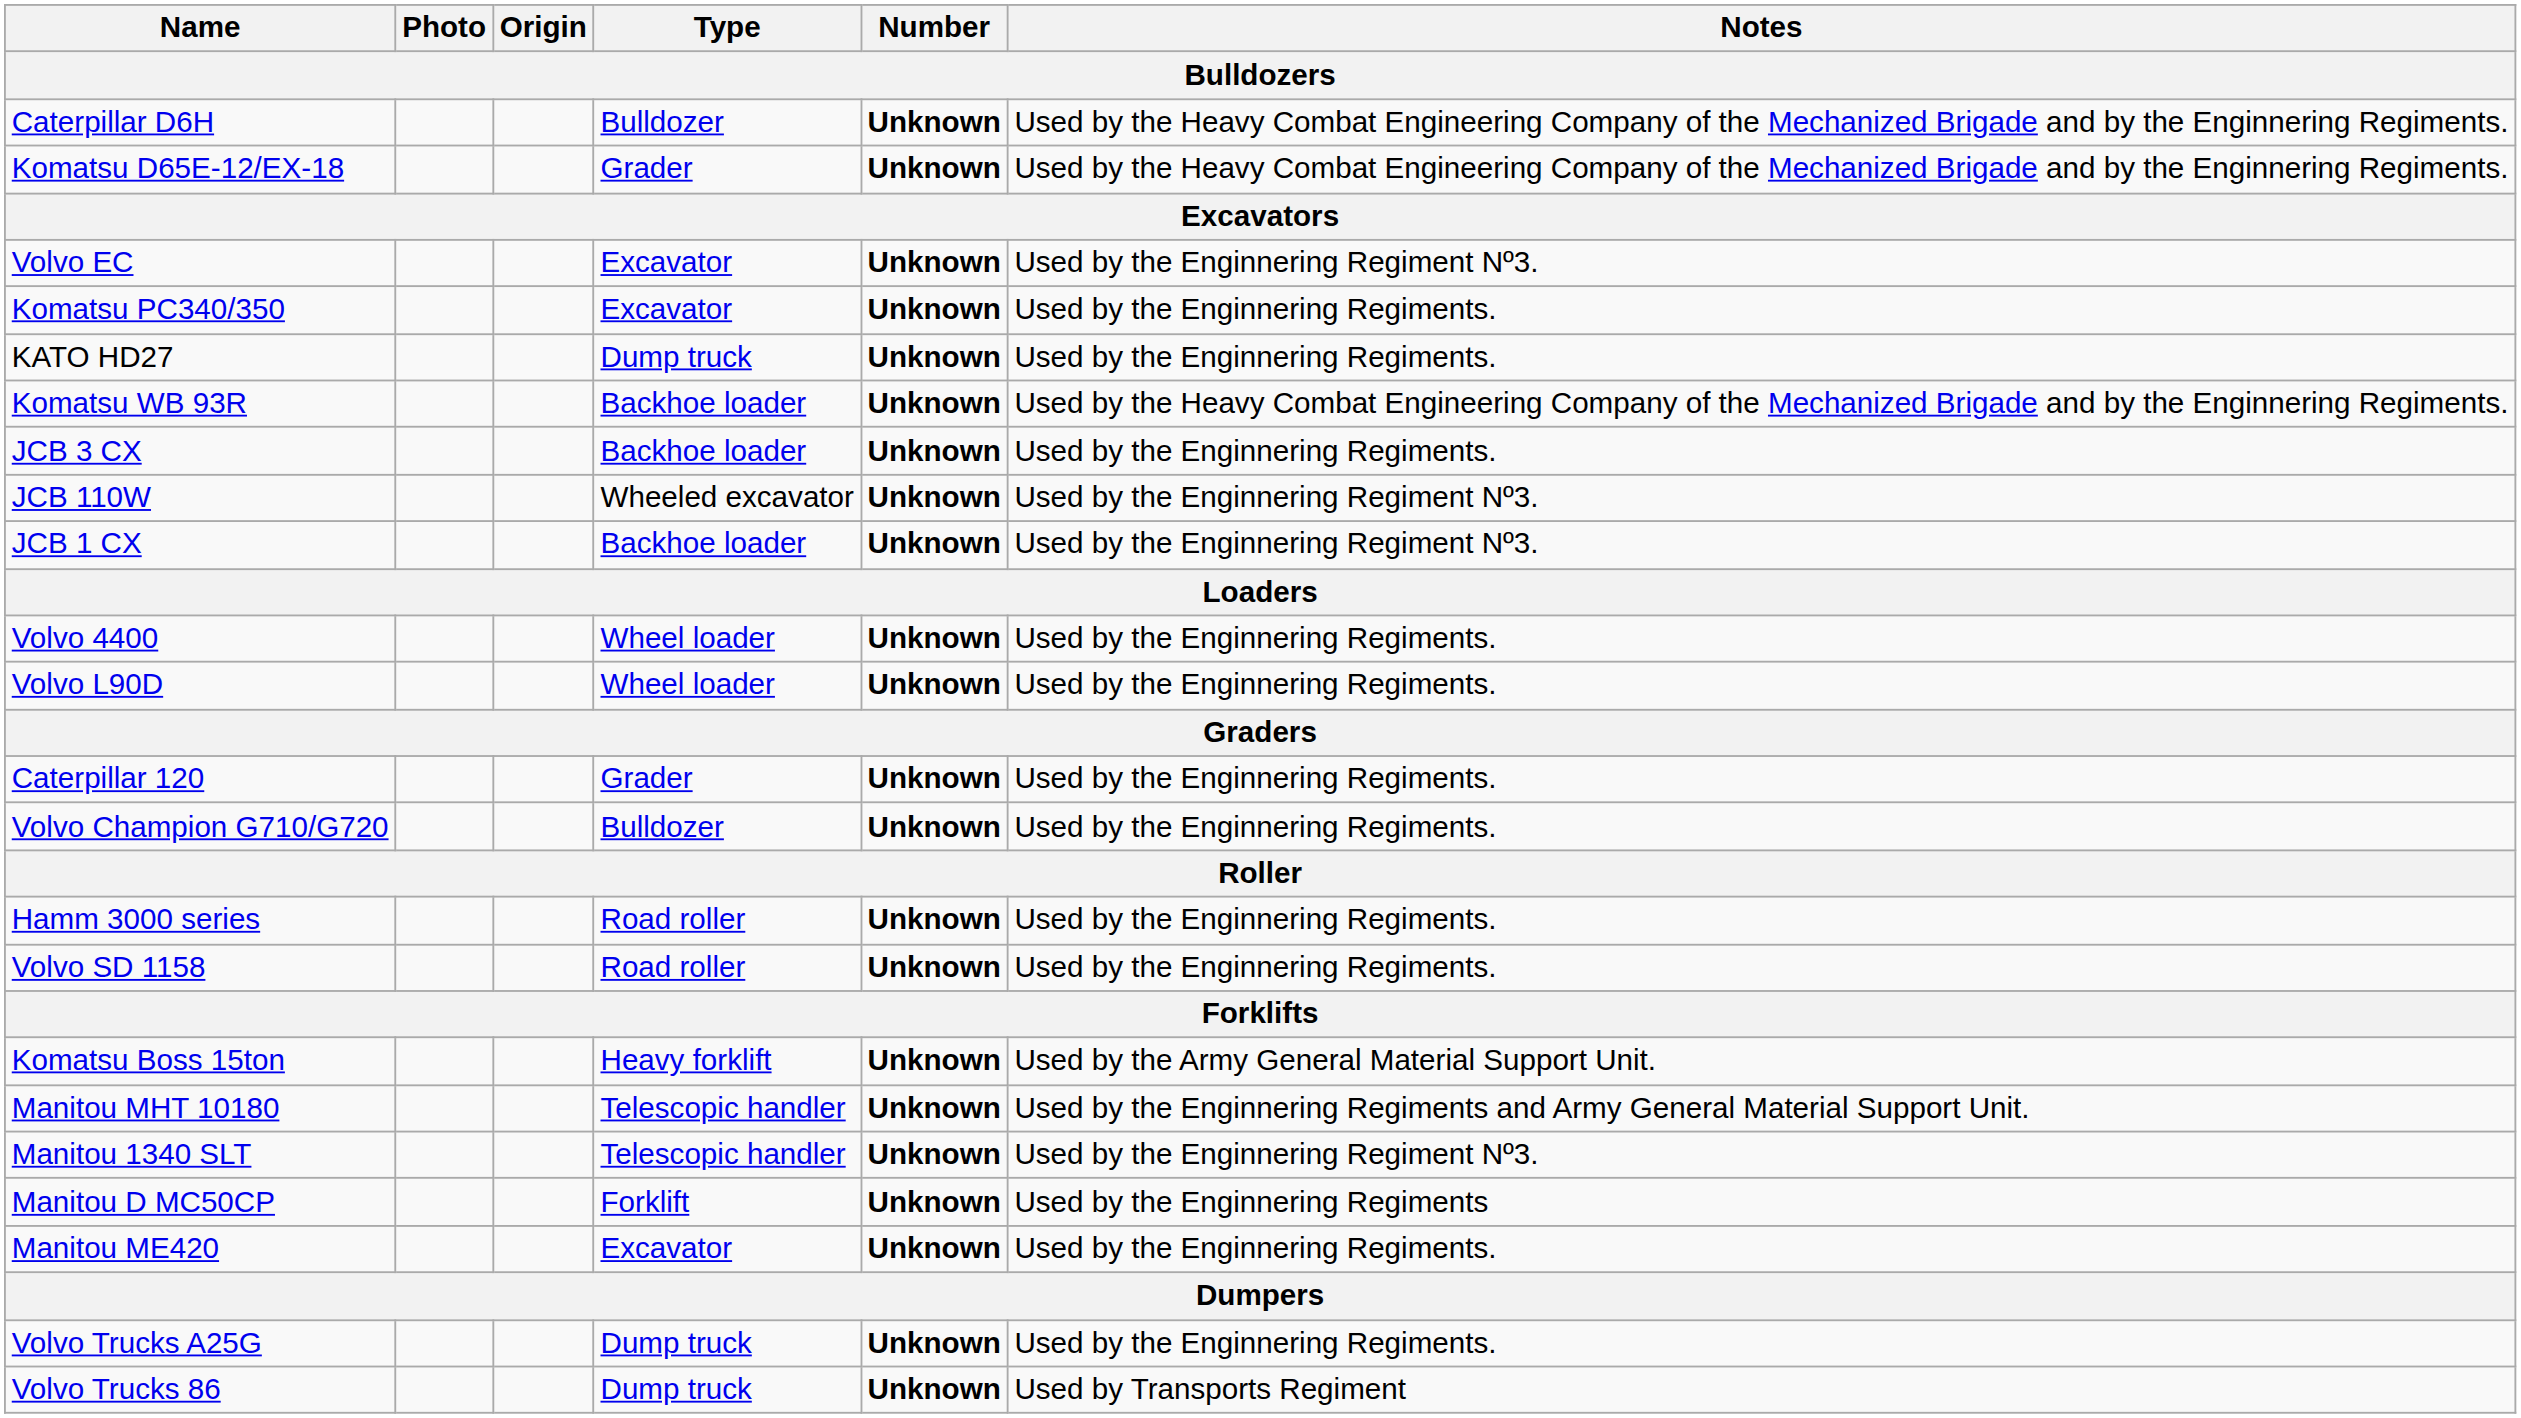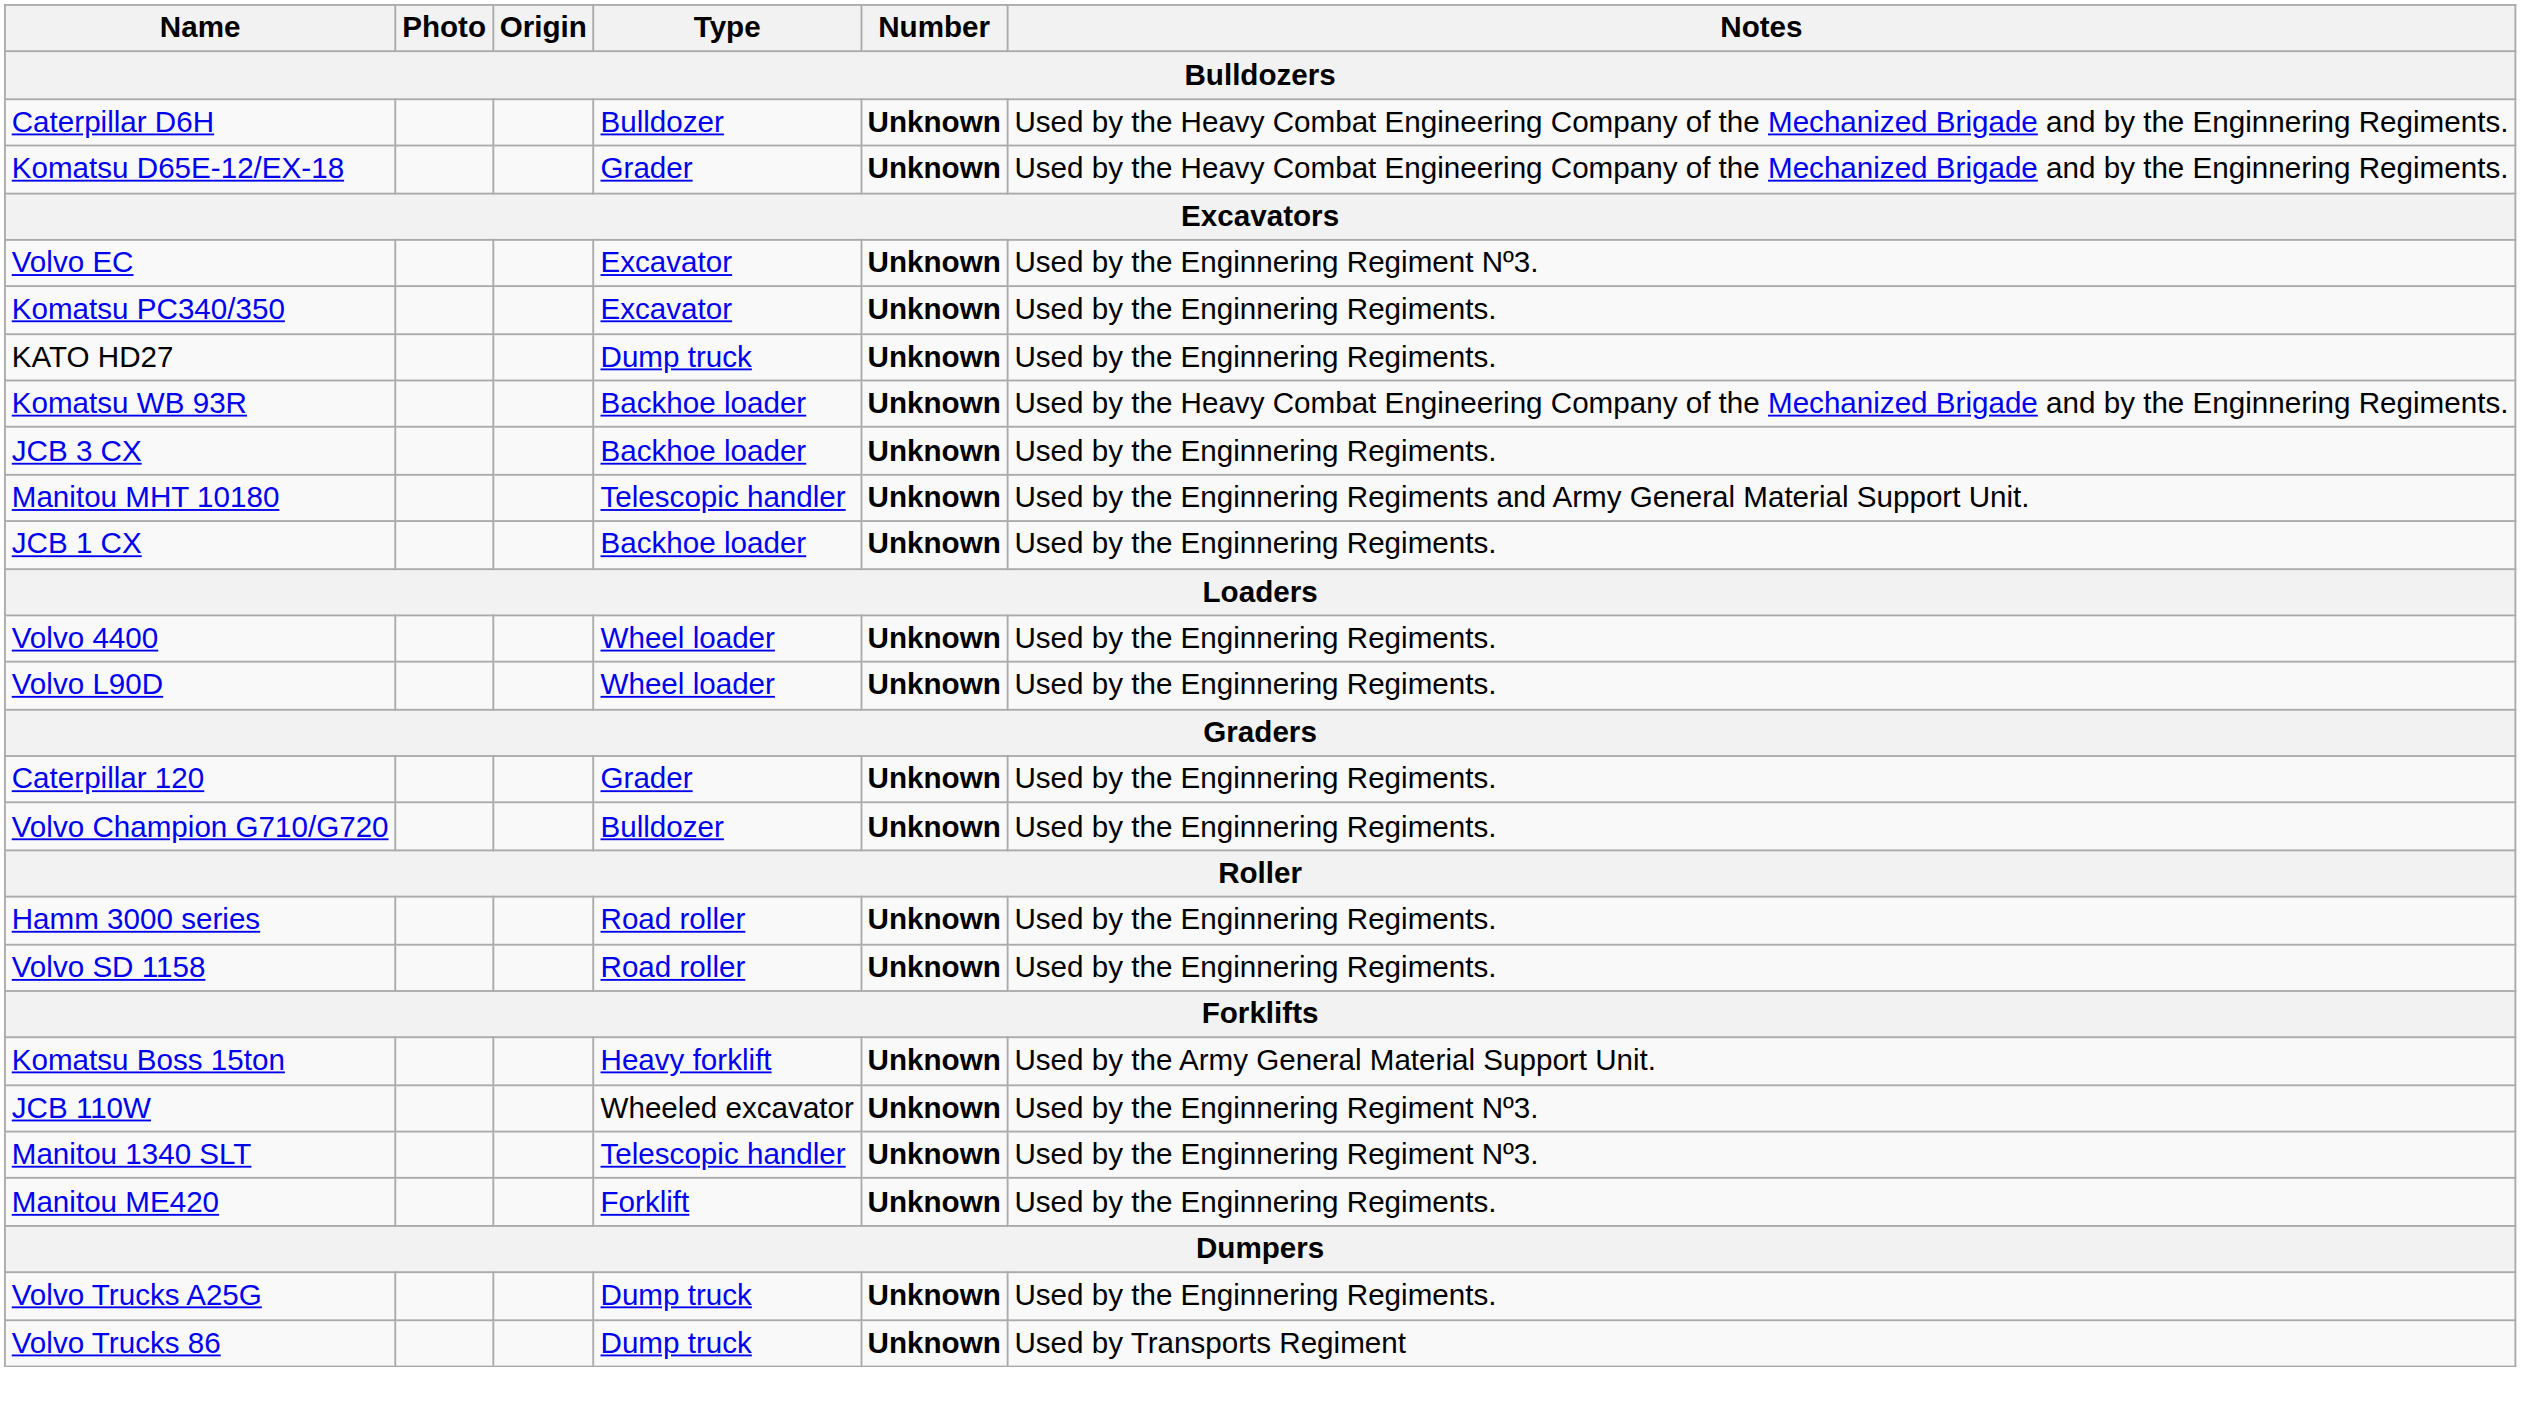rows swapped: (81, 497) <-> (146, 1107)
(1276, 544) Used by the Enginnering Regiment Nº3. -> (1255, 544) Used by the Enginnering Regiments.
- row: (143, 1201)
(666, 1248) Excavator -> (645, 1201) Forklift
